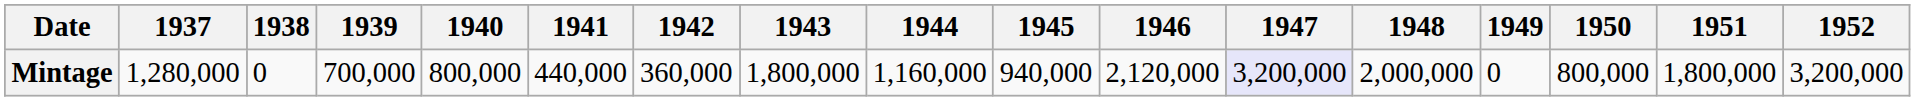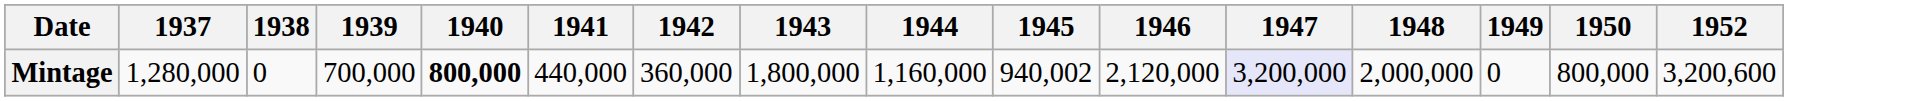- column: (1719, 27)
(475, 72) normal -> (475, 72) bold
(1046, 72) 940,000 -> (1046, 72) 940,002
(1846, 72) 3,200,000 -> (1719, 72) 3,200,600
